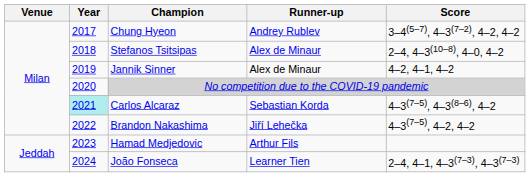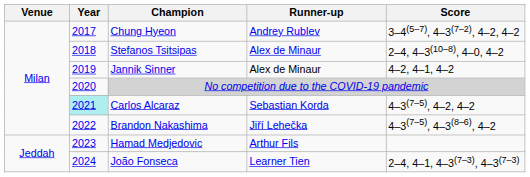(442, 105) 4–3(7–5), 4–3(8–6), 4–2 -> (432, 105) 4–3(7–5), 4–2, 4–2
(432, 125) 4–3(7–5), 4–2, 4–2 -> (442, 125) 4–3(7–5), 4–3(8–6), 4–2
